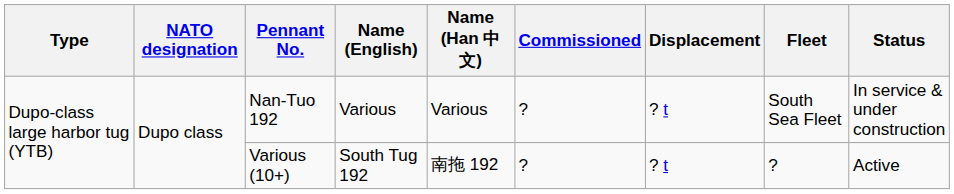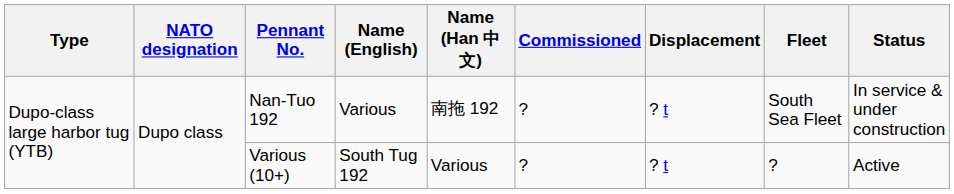(459, 109) Various -> (465, 108) 南拖 192
(465, 164) 南拖 192 -> (459, 165) Various
